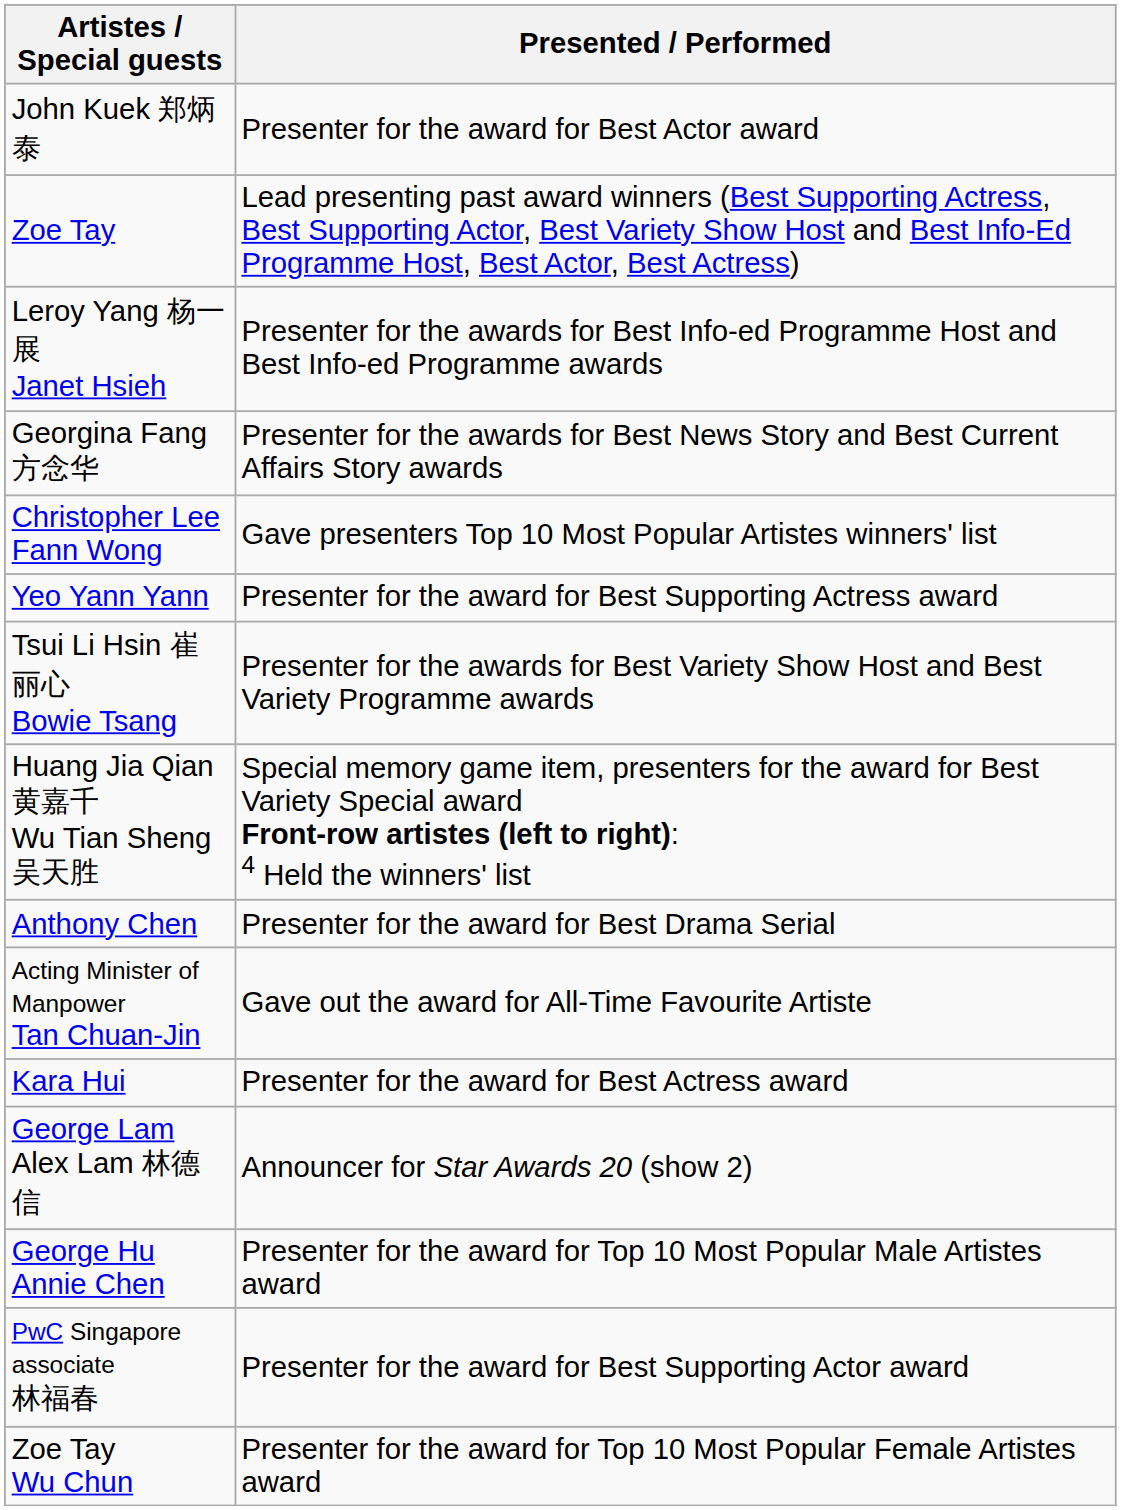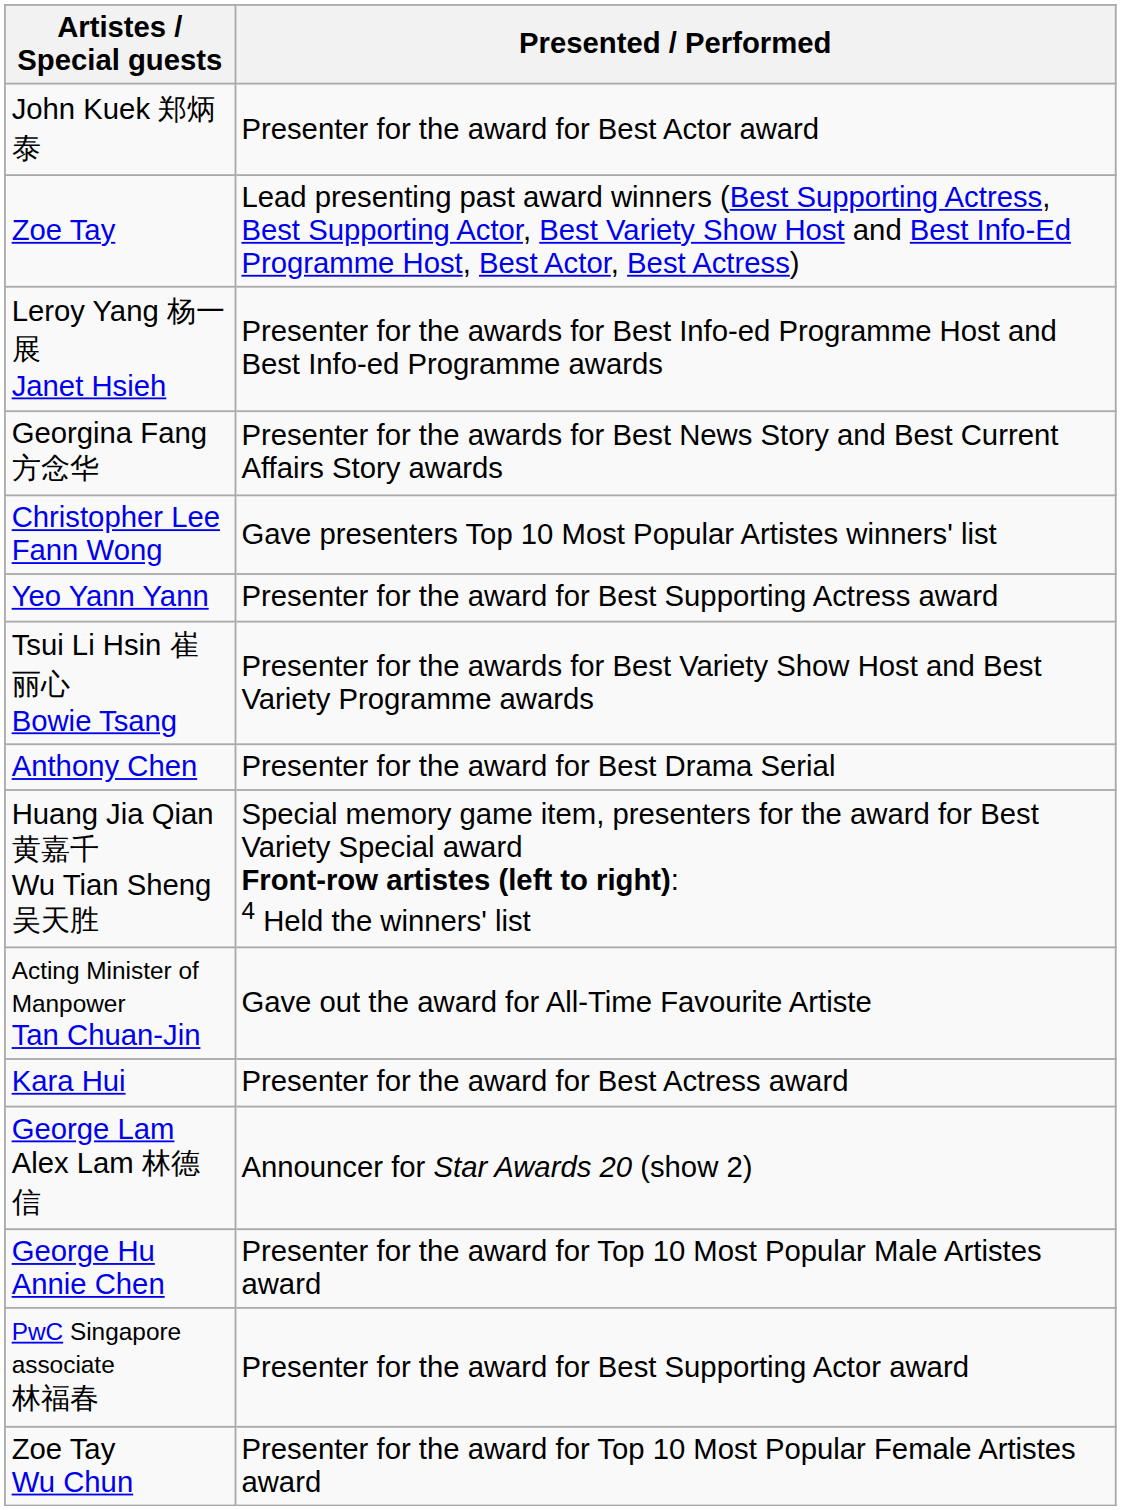rows swapped: (104, 923) <-> (113, 820)
